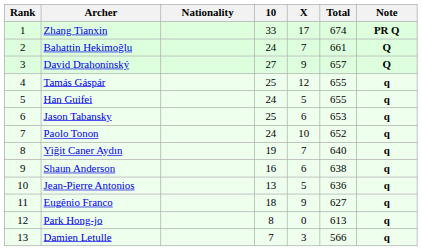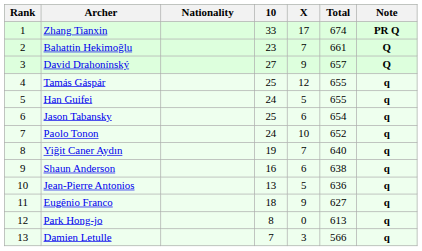(271, 47) 24 -> (271, 47) 23
(338, 116) 653 -> (338, 116) 654
